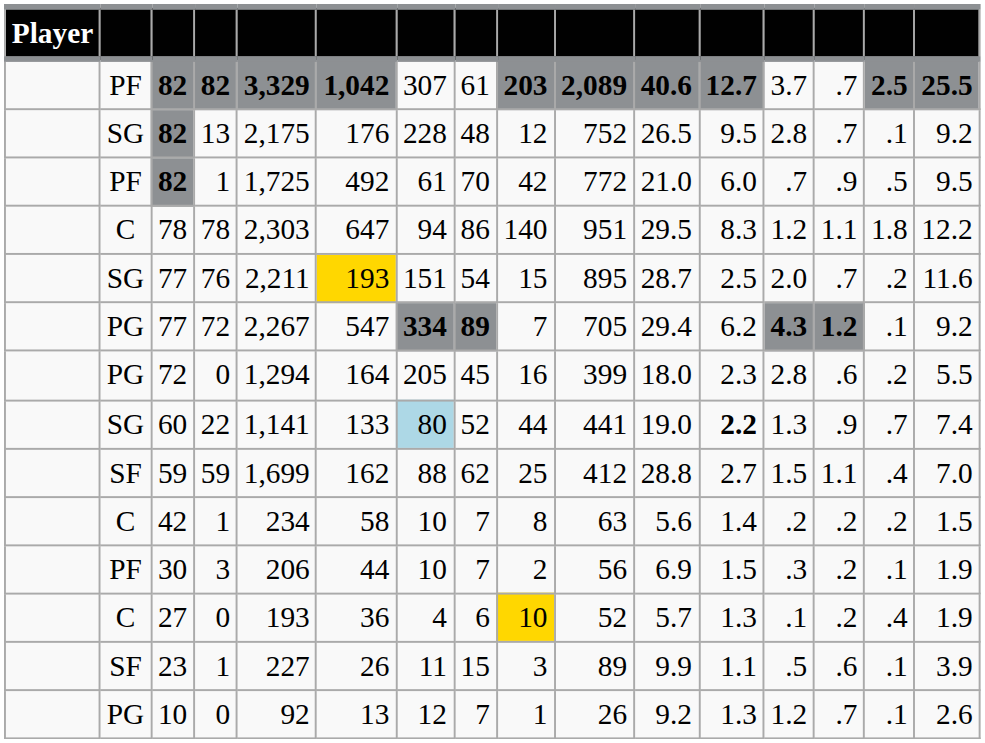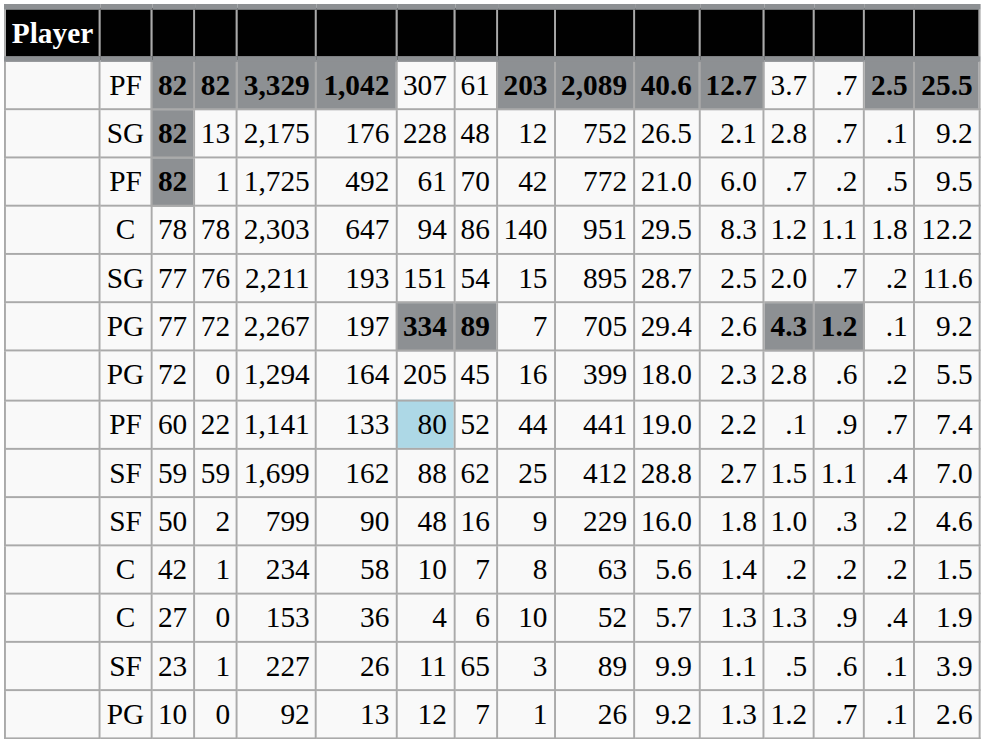(739, 133) 9.5 -> (739, 133) 2.1
(846, 181) .9 -> (846, 181) .2
(367, 278) gold background -> (367, 278) no background
(367, 326) 547 -> (367, 326) 197
(739, 326) 6.2 -> (739, 326) 2.6
(126, 423) SG -> (126, 423) PF
(739, 423) bold -> (739, 423) normal
(789, 423) 1.3 -> (796, 423) .1
+ row: (173, 520)
- row: (173, 568)
(288, 617) 193 -> (288, 617) 153
(533, 617) gold background -> (533, 617) no background
(796, 617) .1 -> (789, 617) 1.3
(846, 617) .2 -> (846, 617) .9
(475, 665) 15 -> (475, 665) 65
